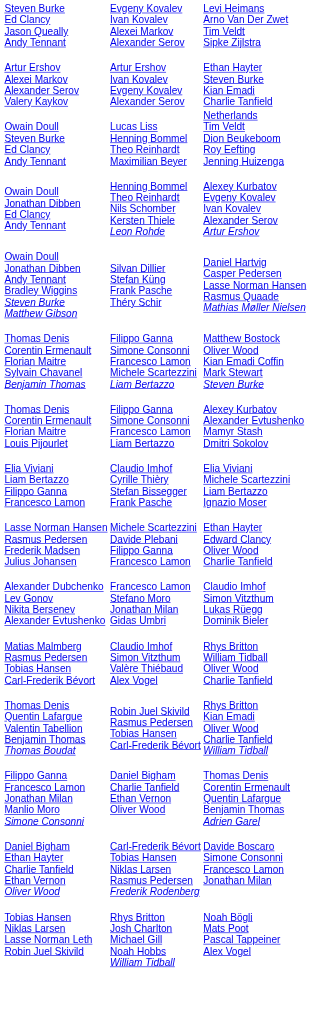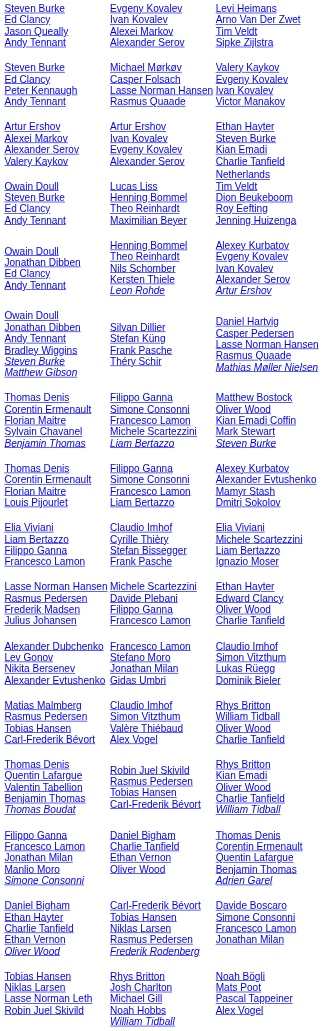+ row: (41, 85)
